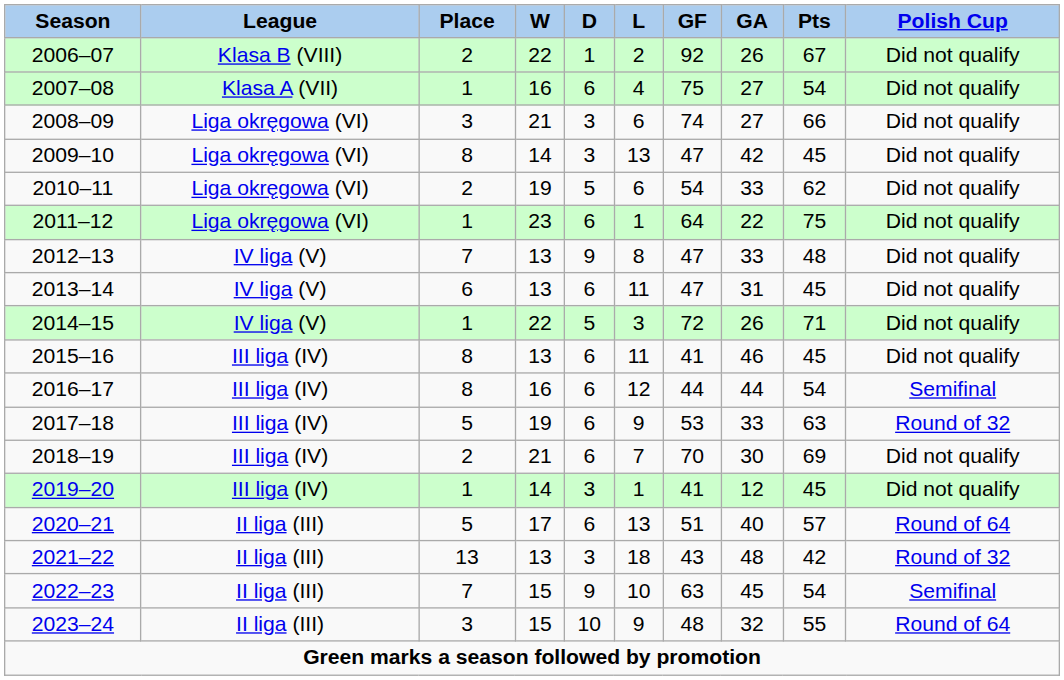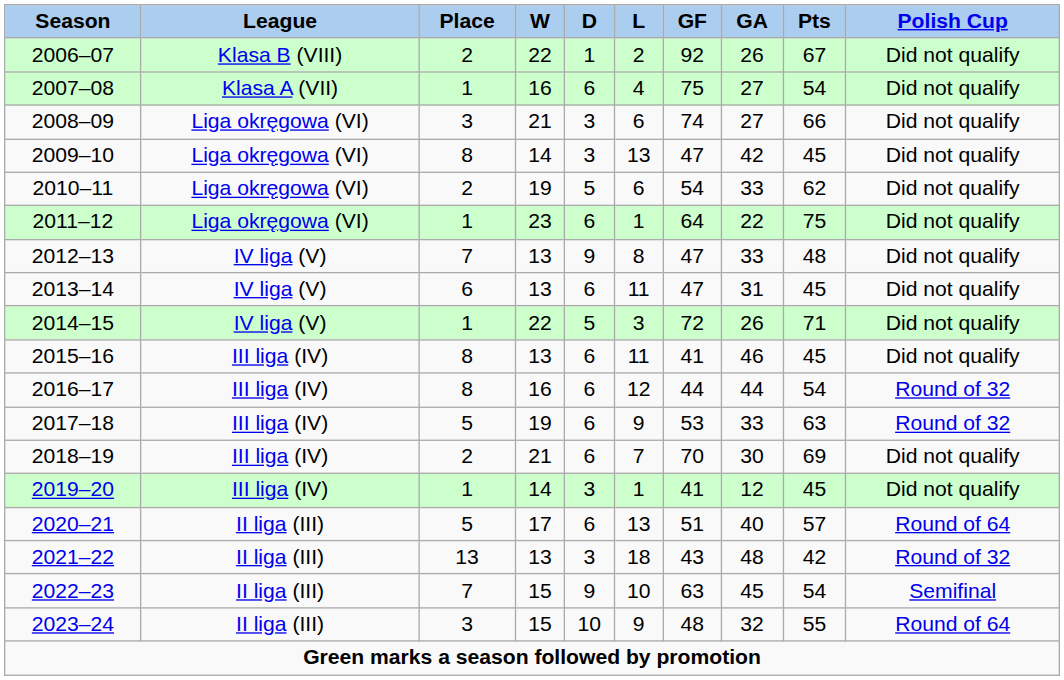(953, 389) Semifinal -> (953, 389) Round of 32
